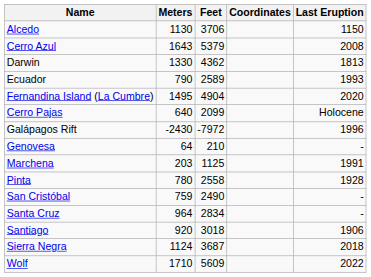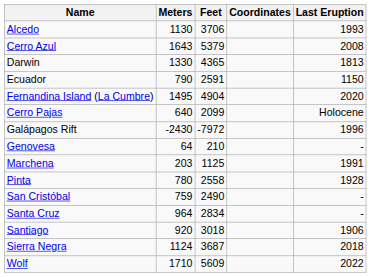(352, 29) 1150 -> (352, 29) 1993
(213, 63) 4362 -> (213, 63) 4365
(213, 79) 2589 -> (213, 79) 2591
(352, 79) 1993 -> (352, 79) 1150
